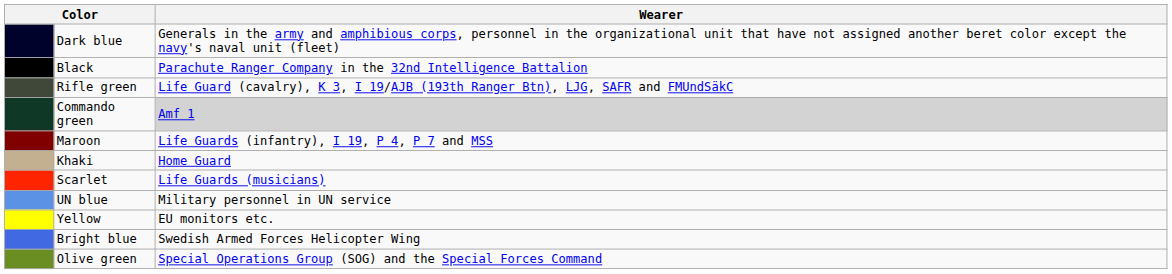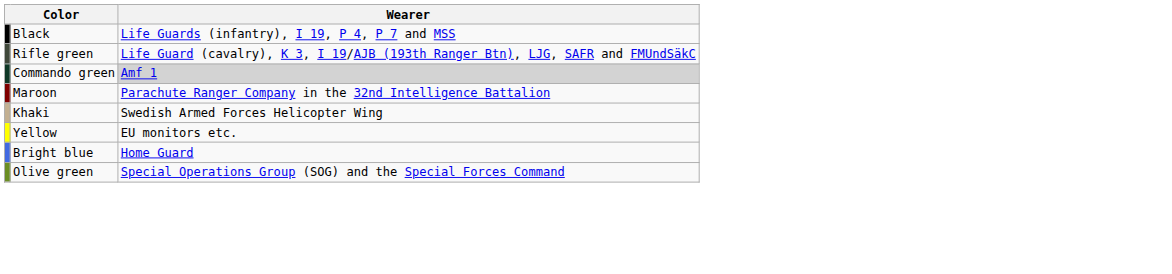- row: (90, 41)
(373, 68) Parachute Ranger Company in the 32nd Intelligence Battalion -> (288, 34) Life Guards (infantry), I 19, P 4, P 7 and MSS
(326, 141) Life Guards (infantry), I 19, P 4, P 7 and MSS -> (335, 93) Parachute Ranger Company in the 32nd Intelligence Battalion
(195, 160) Home Guard -> (252, 113) Swedish Armed Forces Helicopter Wing
- row: (82, 180)
- row: (82, 200)
(289, 239) Swedish Armed Forces Helicopter Wing -> (157, 152) Home Guard
